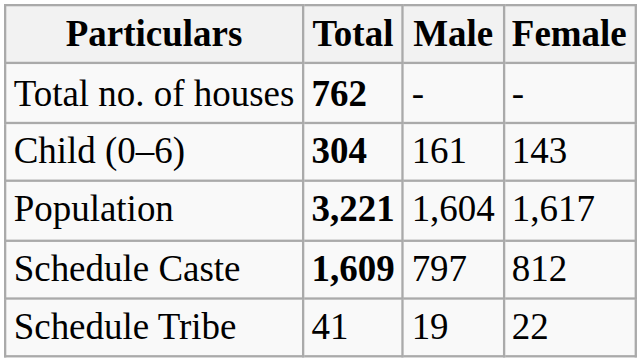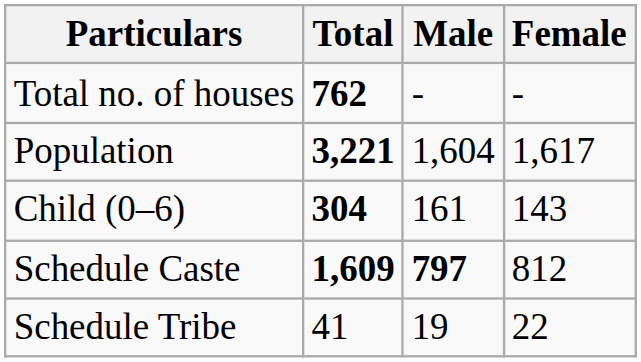rows swapped: (94, 209) <-> (99, 151)
(439, 268) normal -> (439, 268) bold
